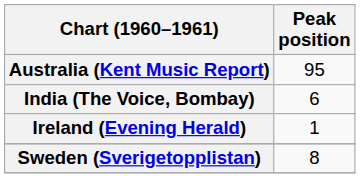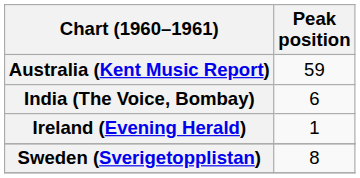(314, 69) 95 -> (314, 69) 59
